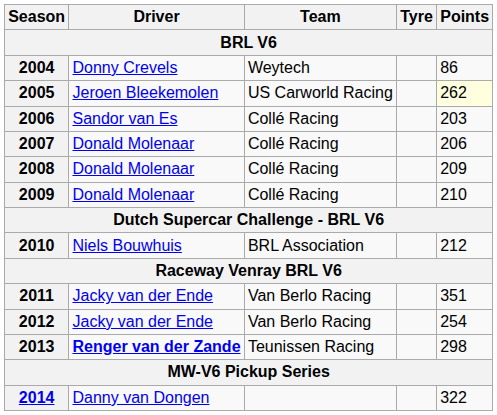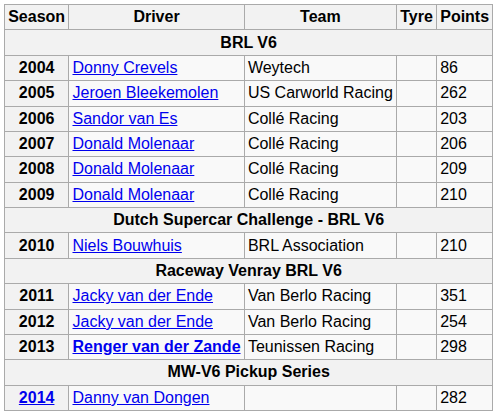(454, 93) lightyellow background -> (454, 93) no background
(454, 245) 212 -> (454, 245) 210
(454, 397) 322 -> (454, 397) 282
